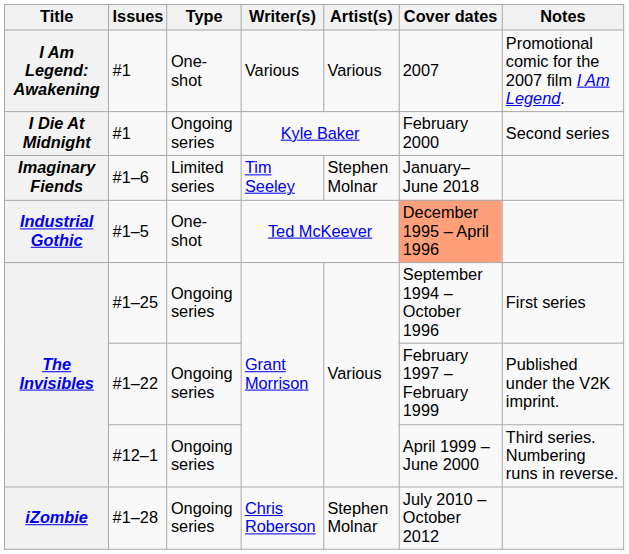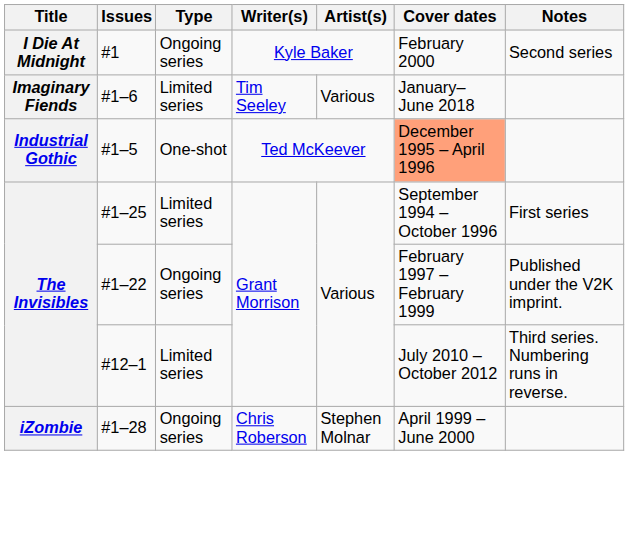- row: (57, 70)
(358, 177) Stephen Molnar -> (348, 96) Various
(202, 302) Ongoing series -> (186, 212) Limited series
(202, 455) Ongoing series -> (186, 365) Limited series
(446, 455) April 1999 – June 2000 -> (448, 365) July 2010 – October 2012
(445, 518) July 2010 – October 2012 -> (442, 428) April 1999 – June 2000
